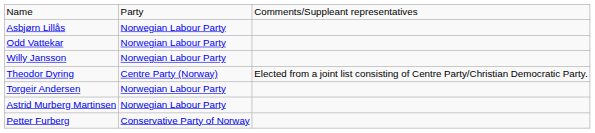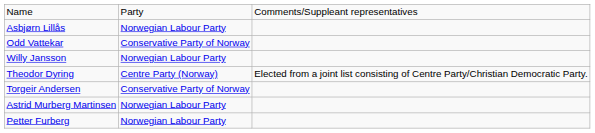(173, 43) Norwegian Labour Party -> (185, 43) Conservative Party of Norway
(173, 89) Norwegian Labour Party -> (185, 89) Conservative Party of Norway
(185, 120) Conservative Party of Norway -> (173, 120) Norwegian Labour Party
